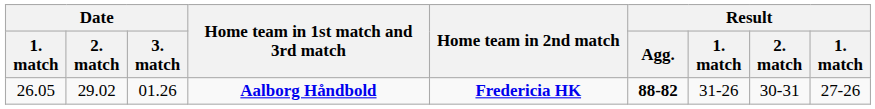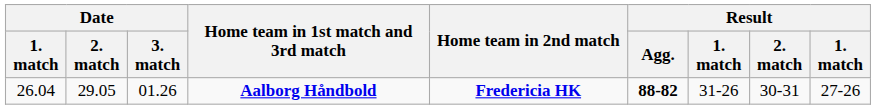(36, 90) 26.05 -> (36, 90) 26.04
(97, 90) 29.02 -> (97, 90) 29.05
